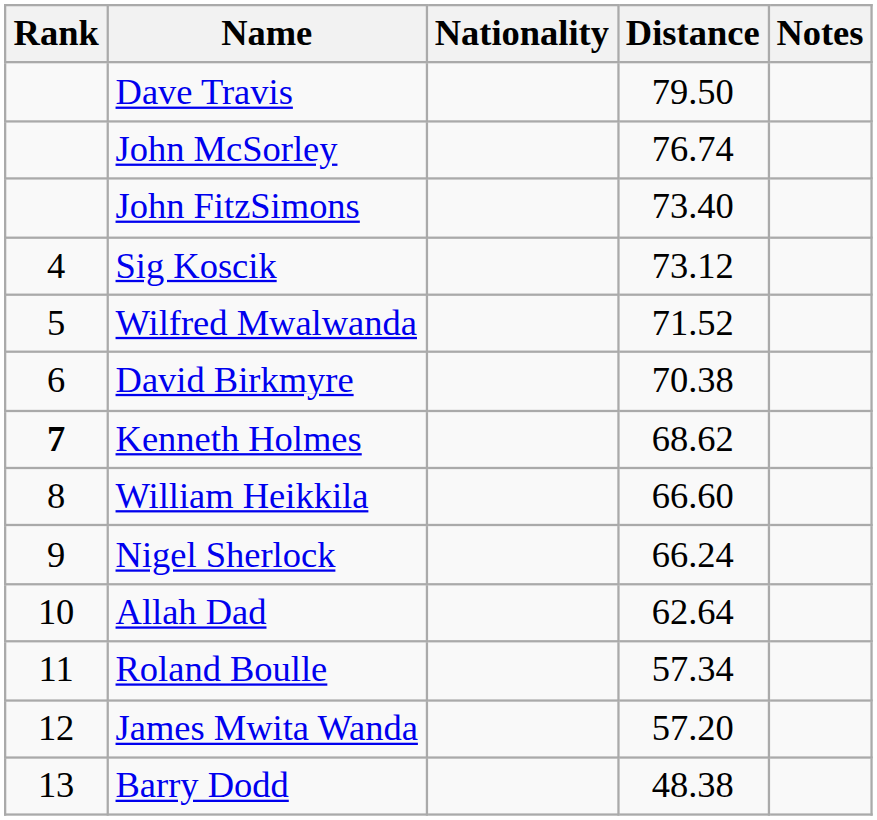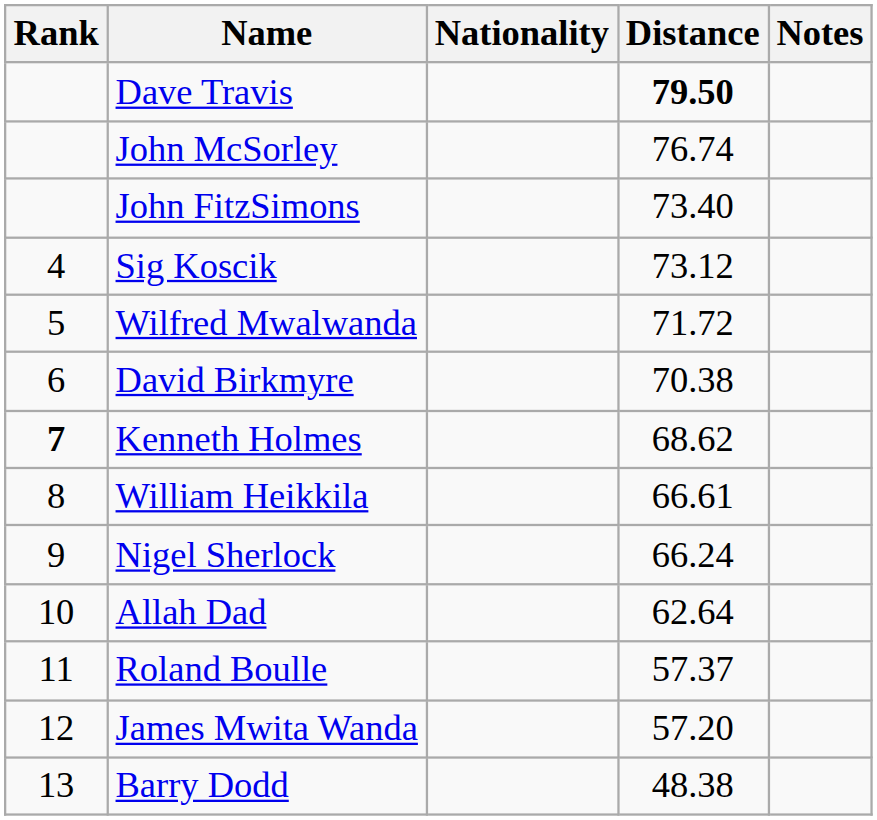(693, 91) normal -> (693, 91) bold
(693, 322) 71.52 -> (693, 322) 71.72
(693, 496) 66.60 -> (693, 496) 66.61
(693, 669) 57.34 -> (693, 669) 57.37
